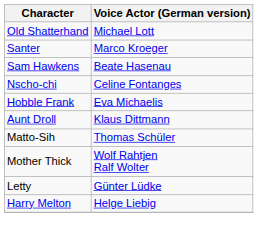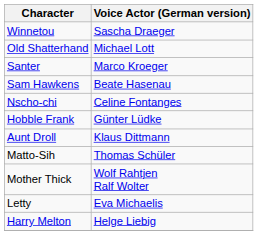+ row: (31, 31)
(128, 102) Eva Michaelis -> (128, 119) Günter Lüdke
(128, 185) Günter Lüdke -> (128, 203) Eva Michaelis
